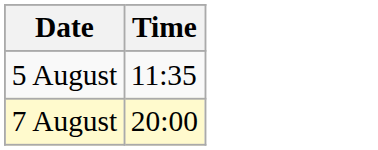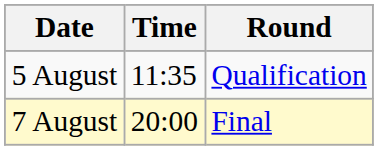+ column: (289, 27)
